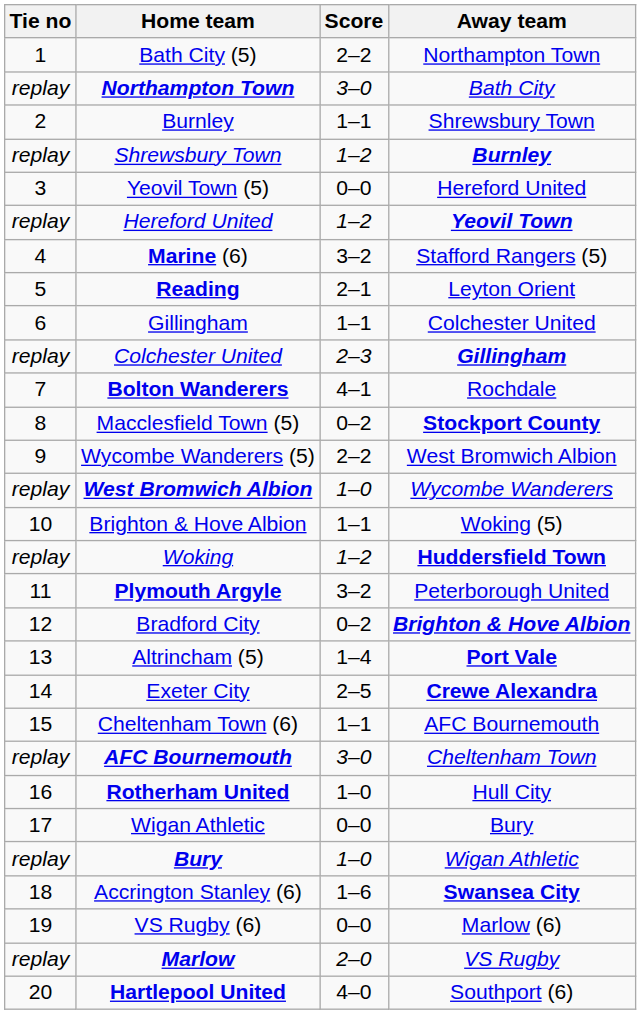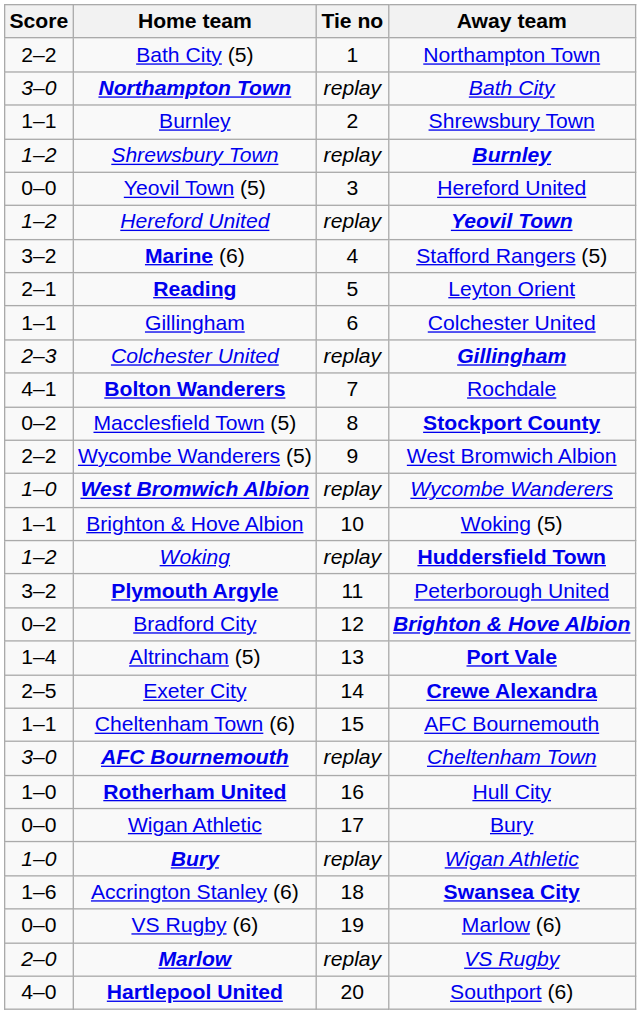columns swapped: (40, 21) <-> (354, 21)
